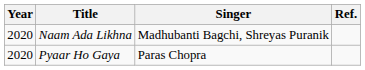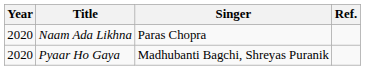(233, 34) Madhubanti Bagchi, Shreyas Puranik -> (172, 34) Paras Chopra
(172, 55) Paras Chopra -> (233, 55) Madhubanti Bagchi, Shreyas Puranik
